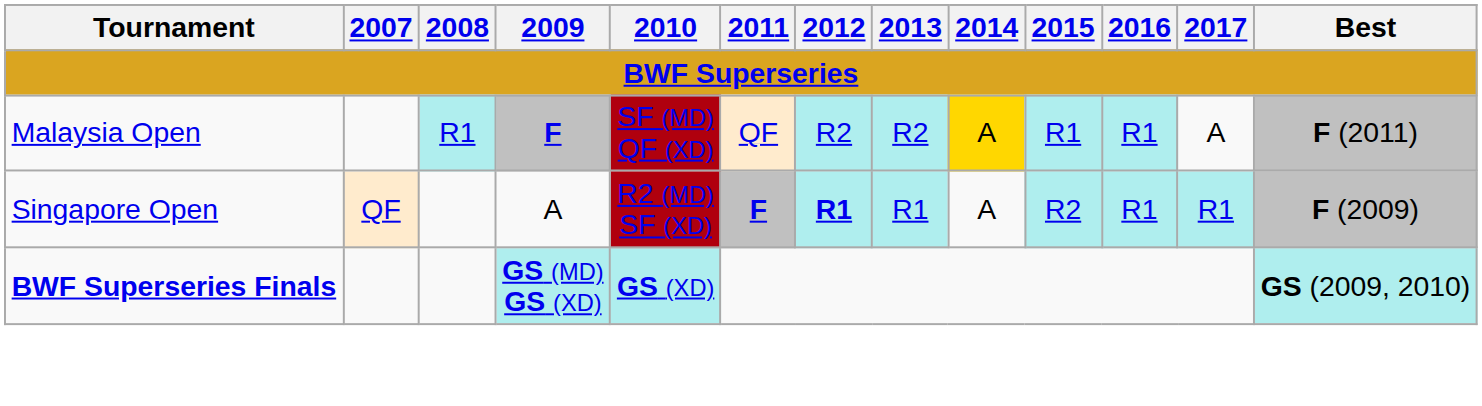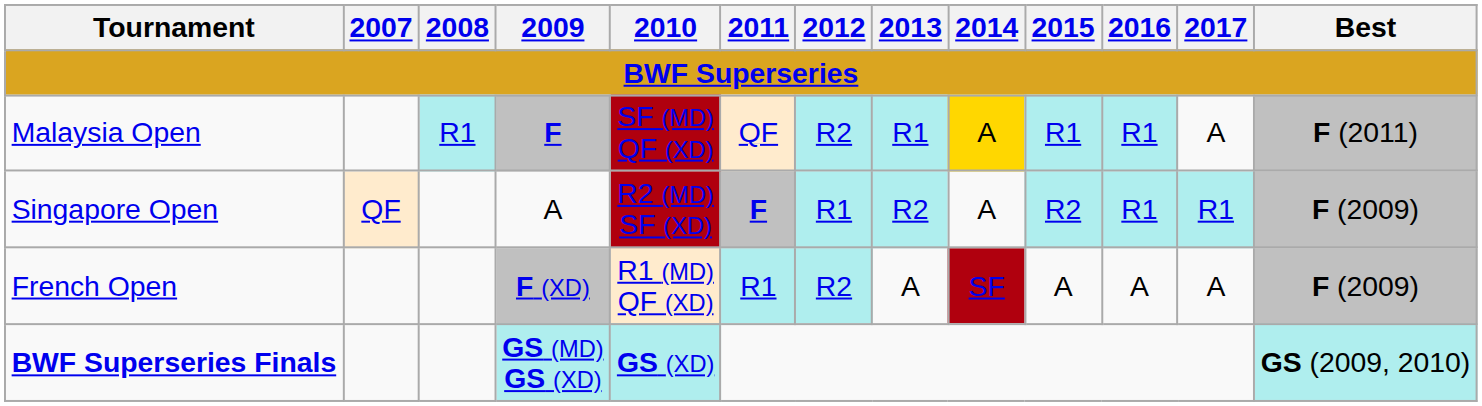(910, 133) R2 -> (910, 133) R1
(834, 210) bold -> (834, 210) normal
(910, 210) R1 -> (910, 210) R2
+ row: (94, 286)
